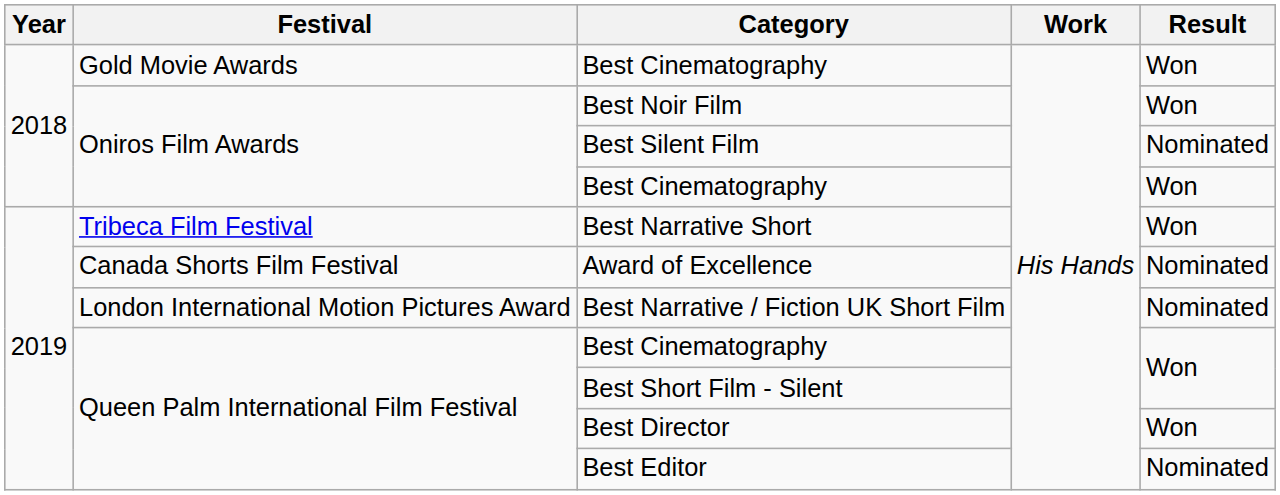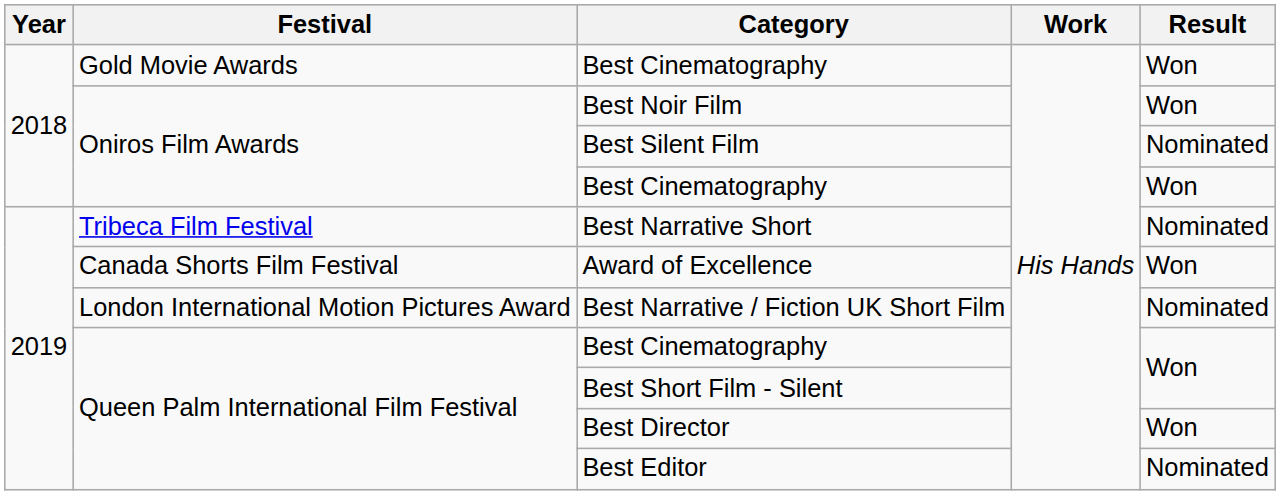(1172, 226) Won -> (1207, 226) Nominated
(1207, 266) Nominated -> (1172, 266) Won
